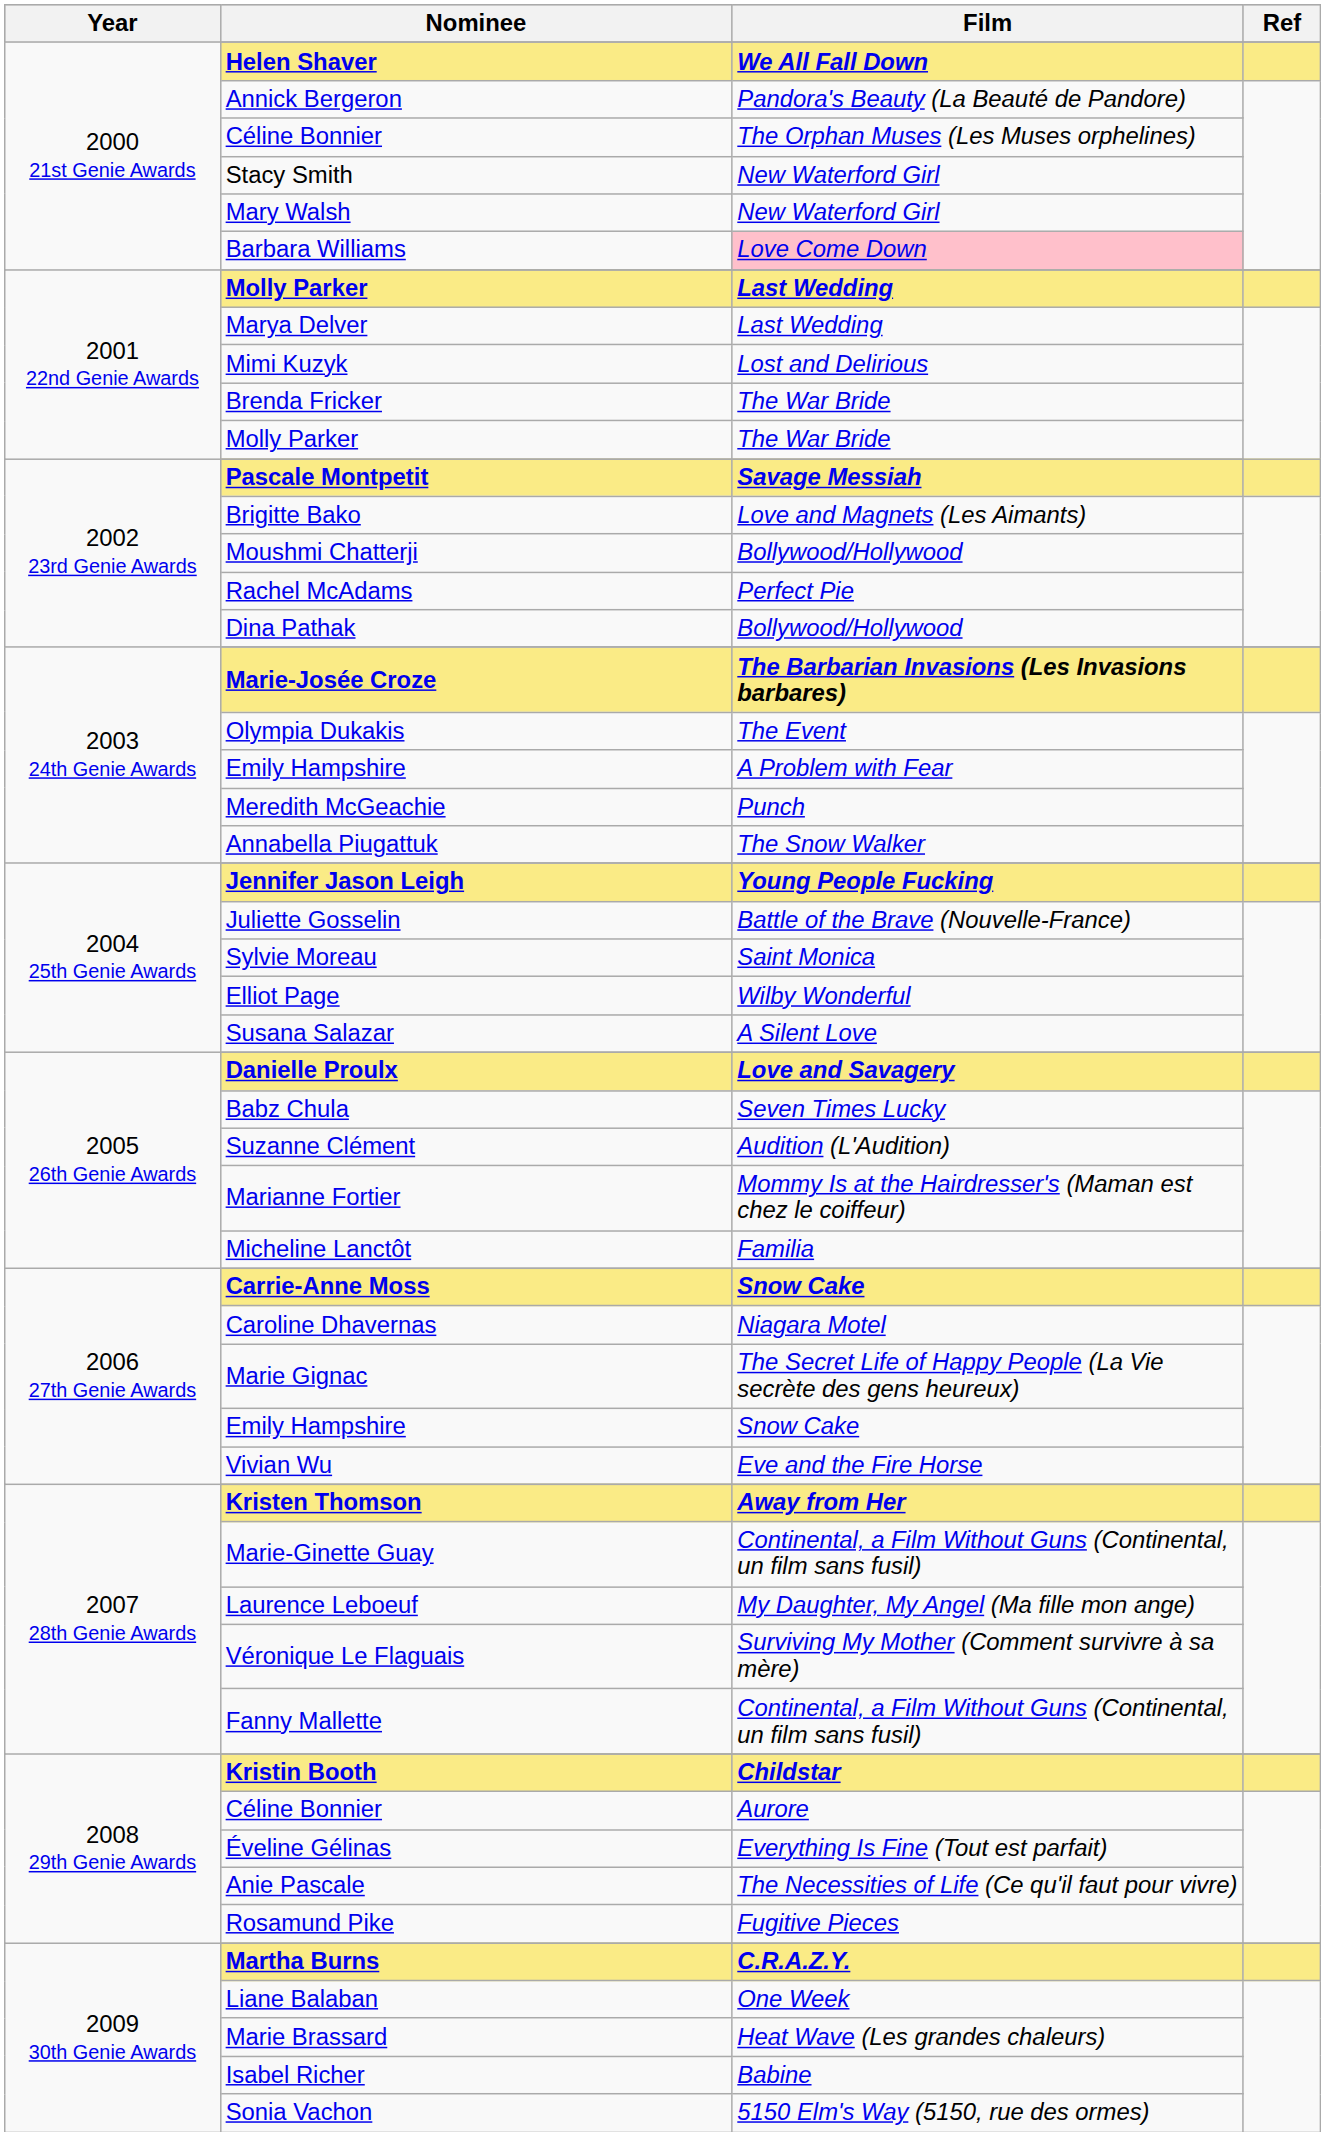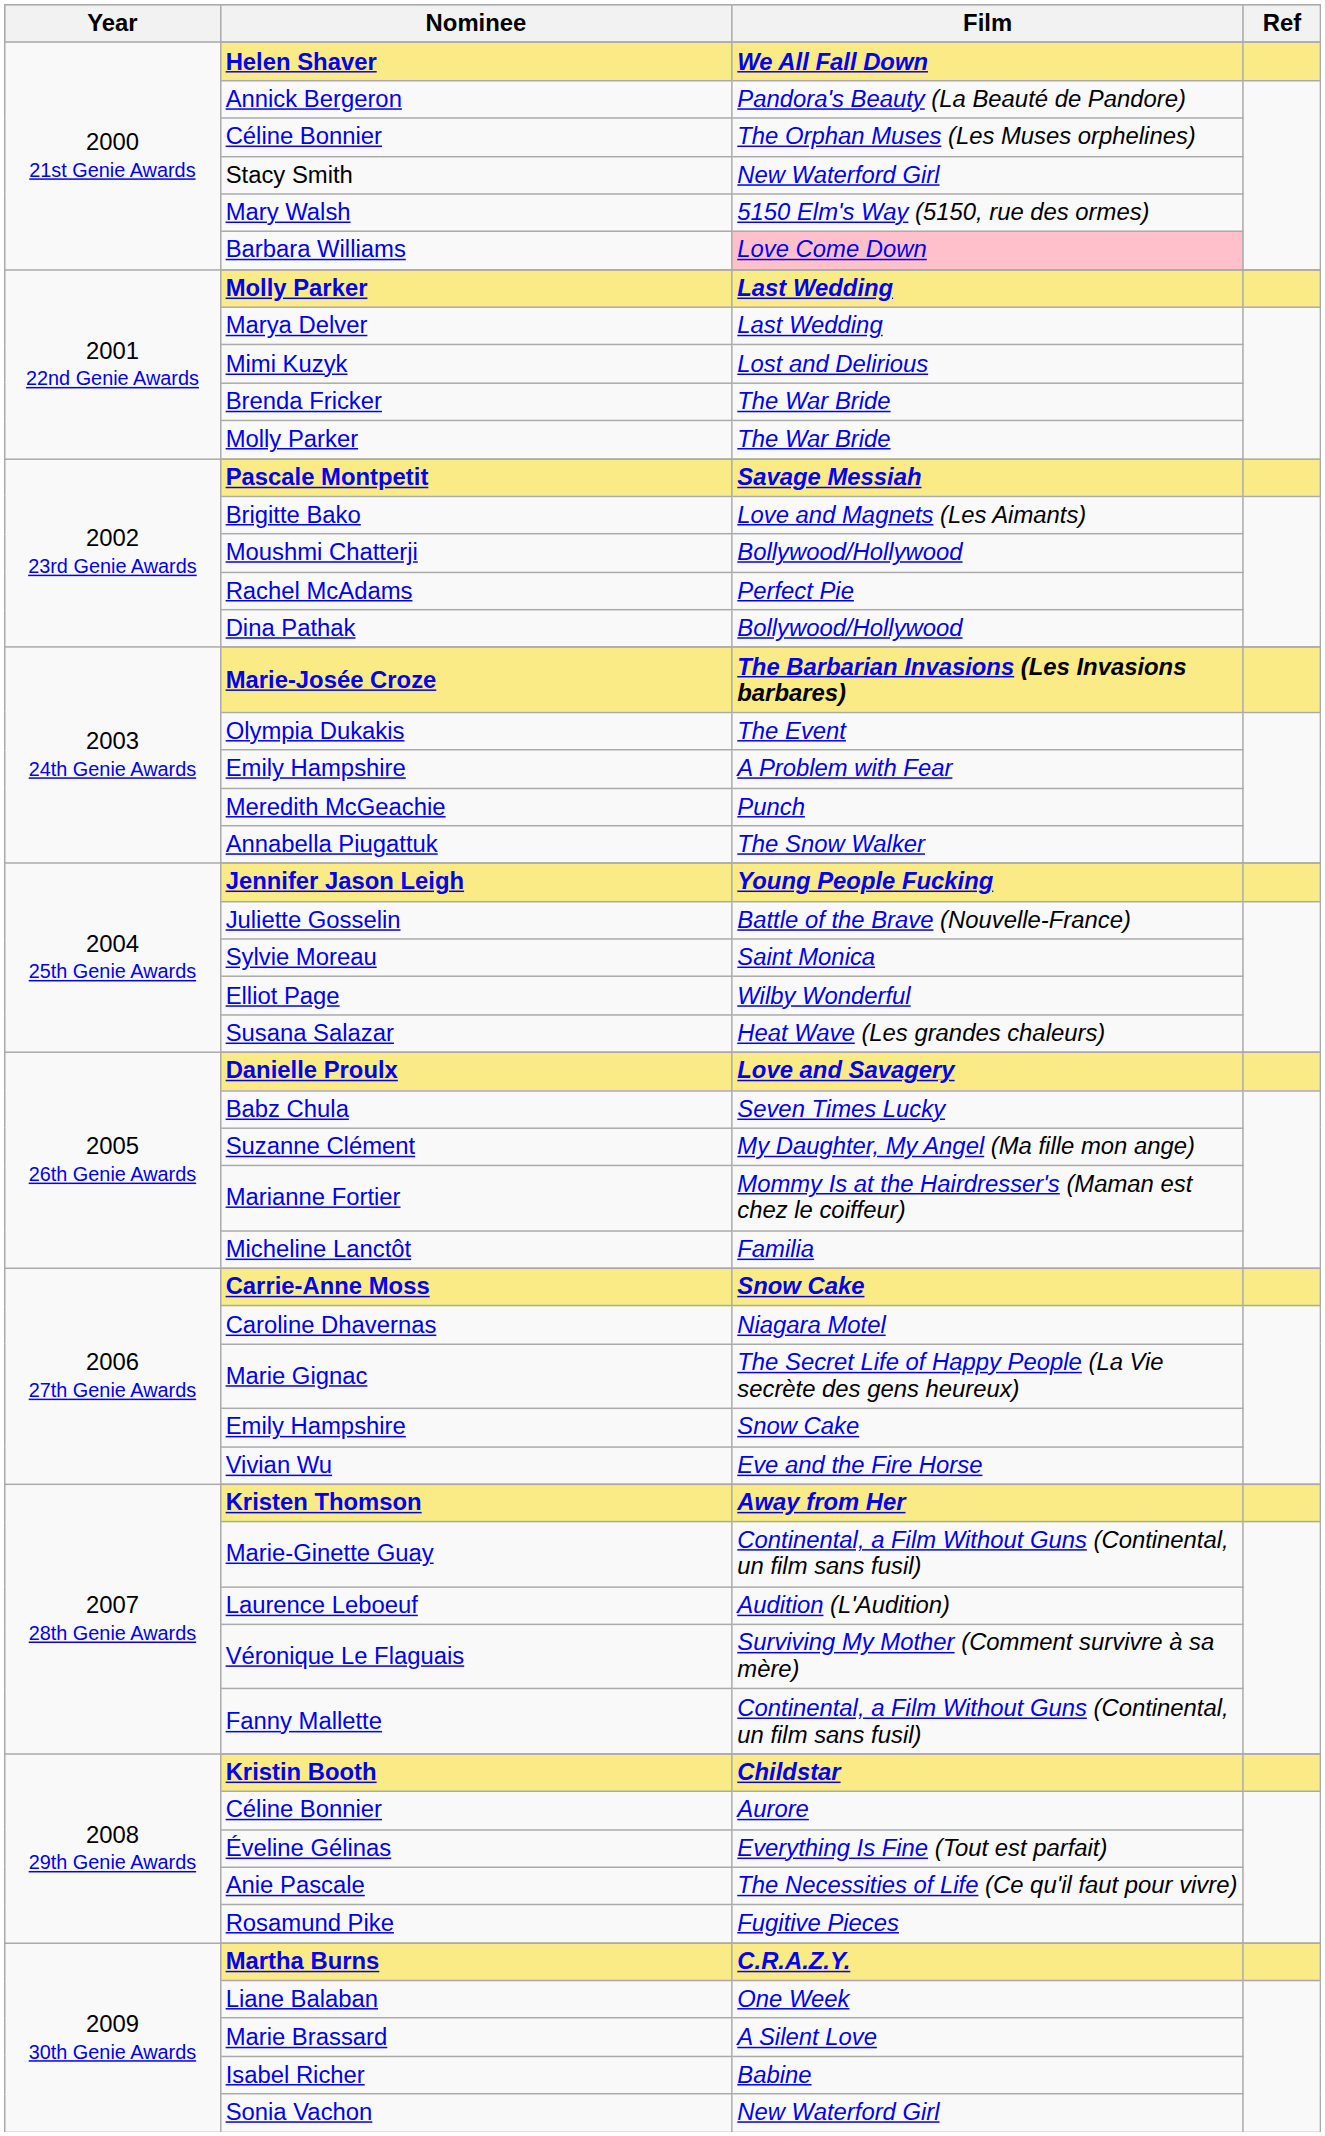(838, 212) New Waterford Girl -> (943, 212) 5150 Elm's Way (5150, rue des ormes)
(807, 1033) A Silent Love -> (921, 1033) Heat Wave (Les grandes chaleurs)
(844, 1146) Audition (L'Audition) -> (966, 1146) My Daughter, My Angel (Ma fille mon ange)
(966, 1605) My Daughter, My Angel (Ma fille mon ange) -> (844, 1605) Audition (L'Audition)
(921, 2036) Heat Wave (Les grandes chaleurs) -> (807, 2036) A Silent Love
(943, 2112) 5150 Elm's Way (5150, rue des ormes) -> (838, 2112) New Waterford Girl
